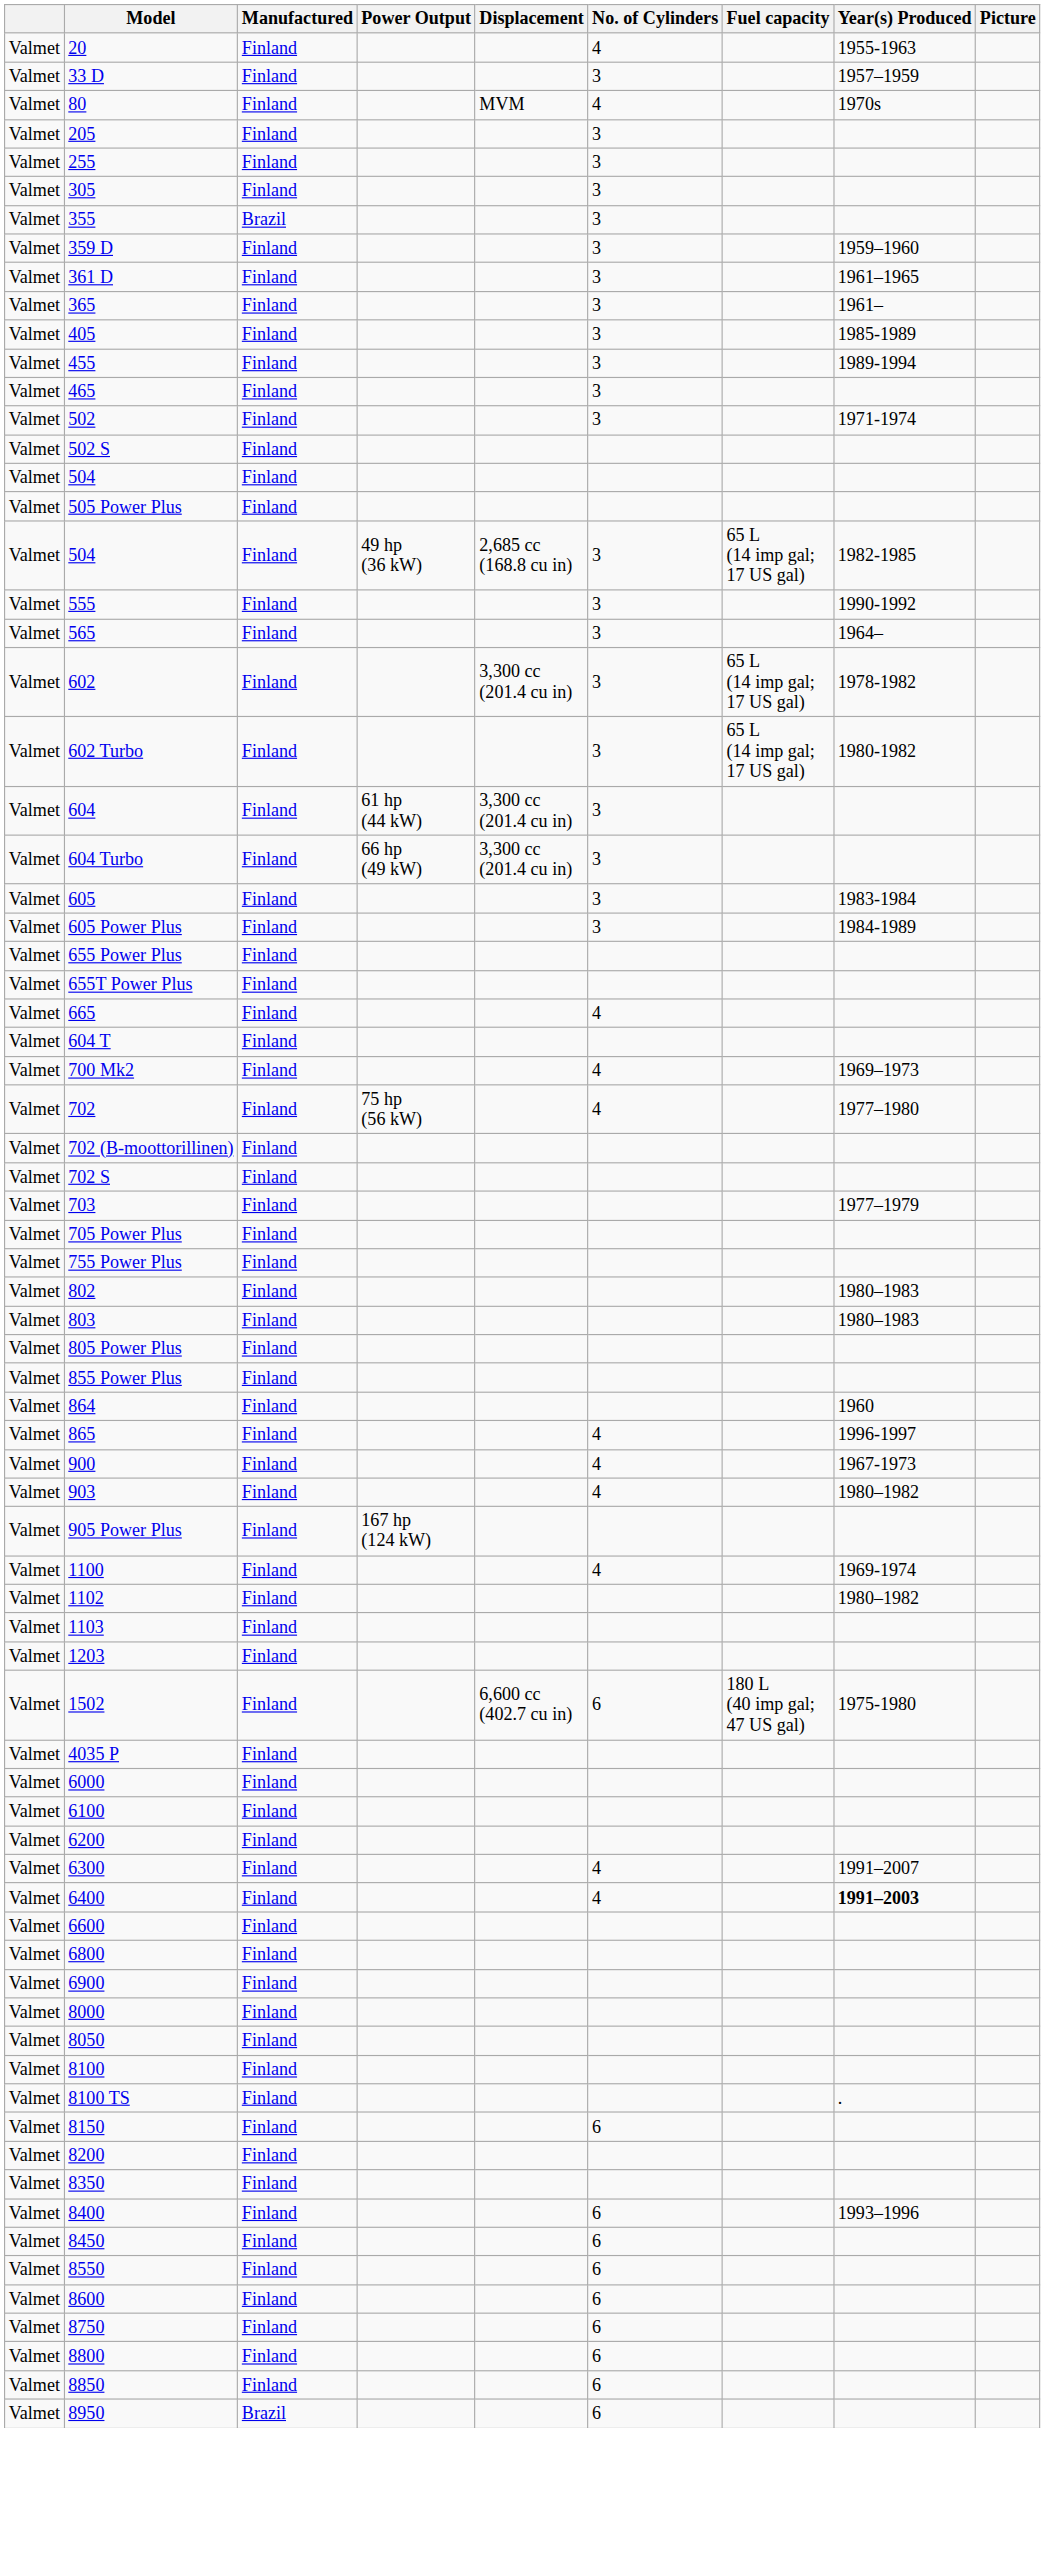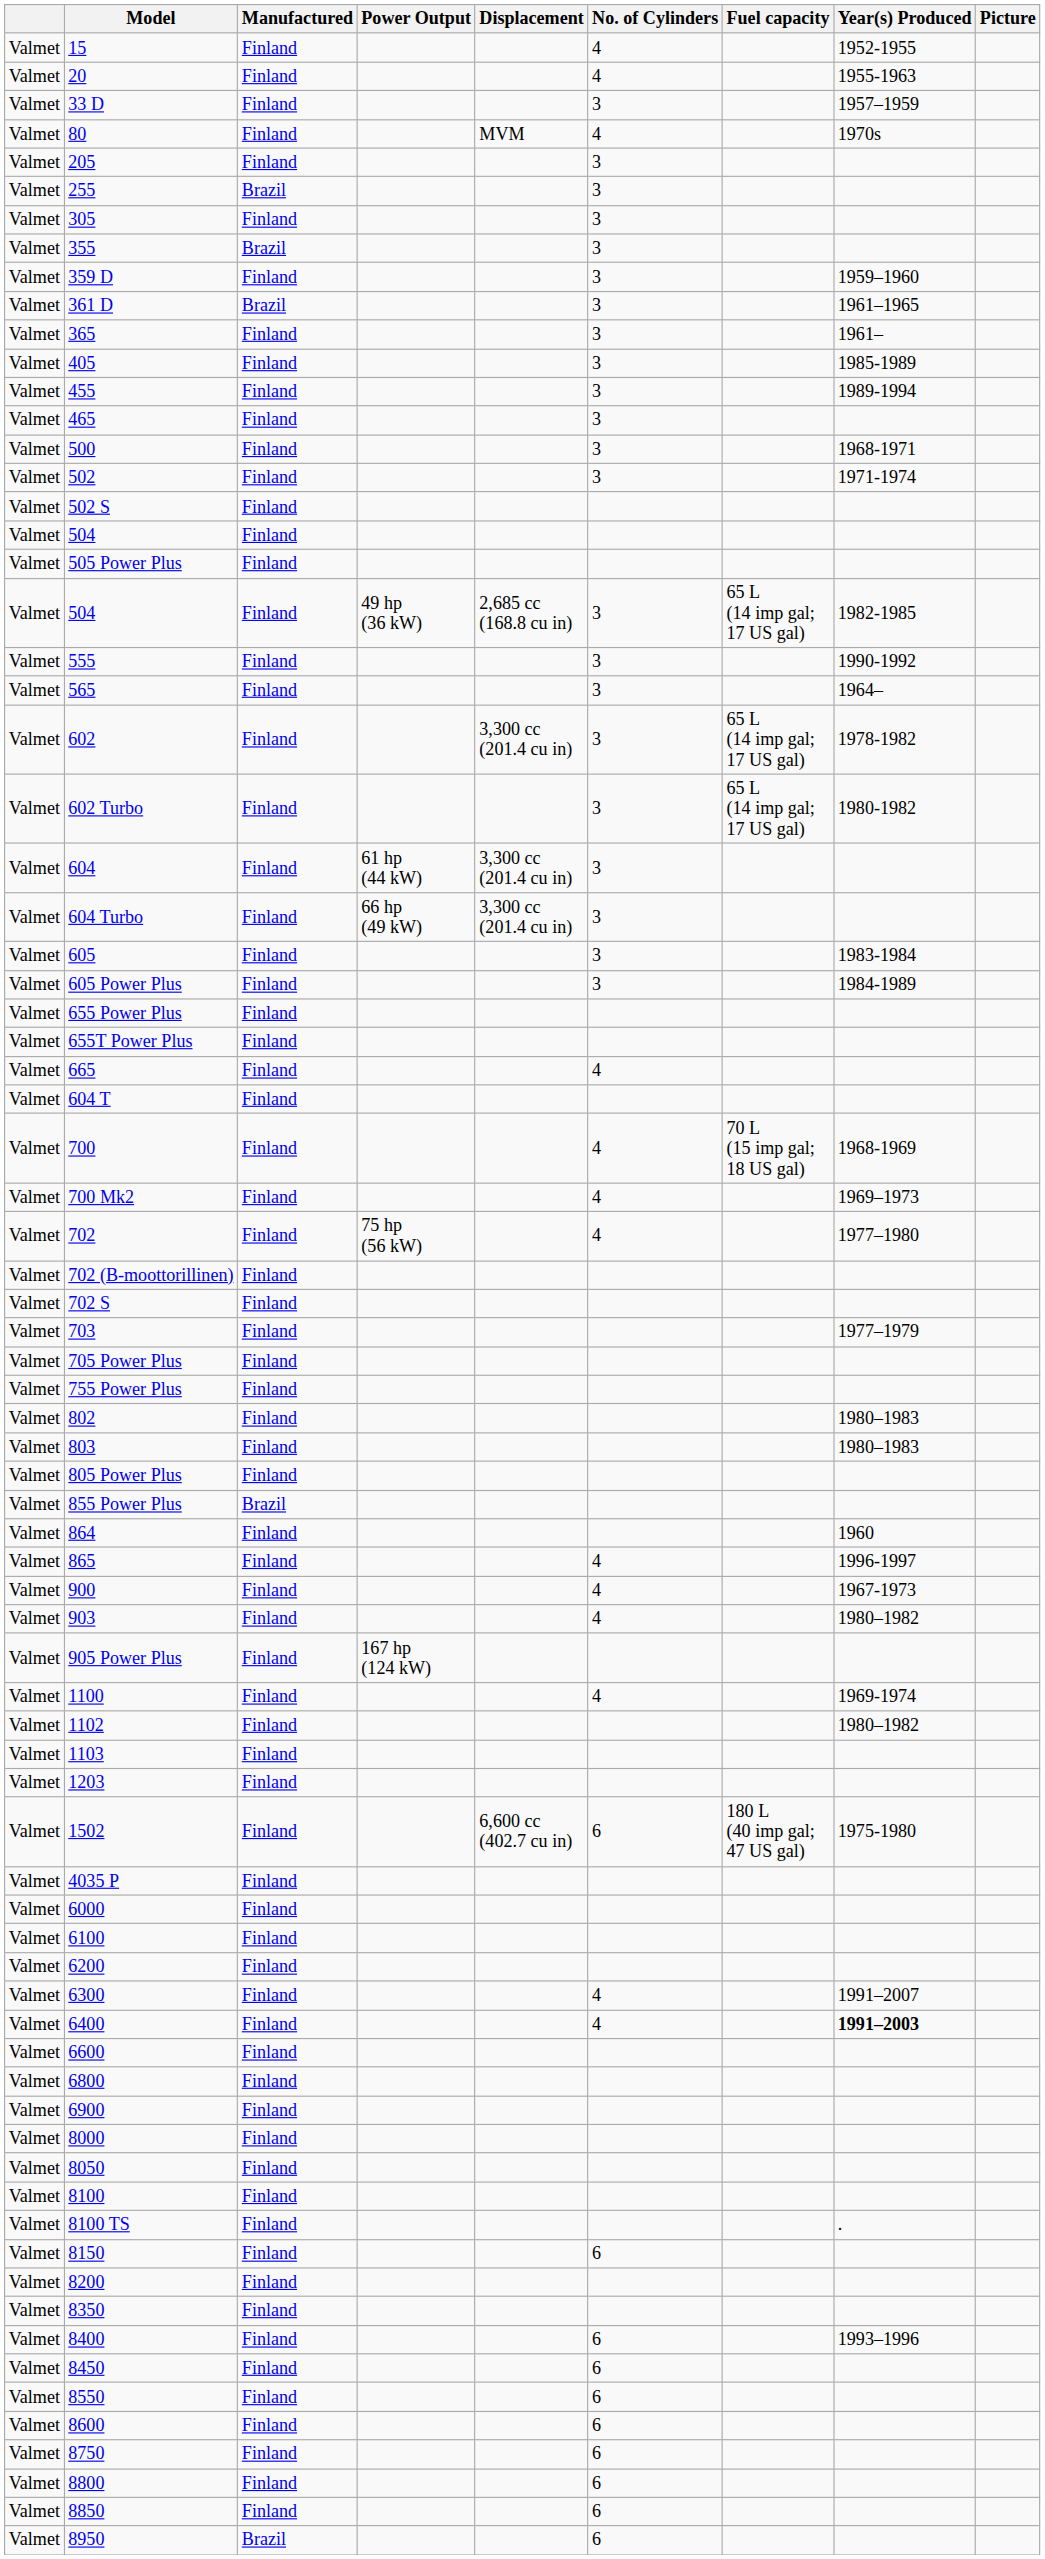+ row: (77, 47)
(269, 162) Finland -> (264, 190) Brazil
(269, 276) Finland -> (264, 305) Brazil
+ row: (82, 448)
+ row: (82, 1148)
(269, 1377) Finland -> (264, 1504) Brazil
